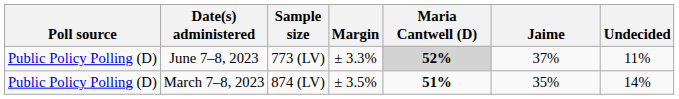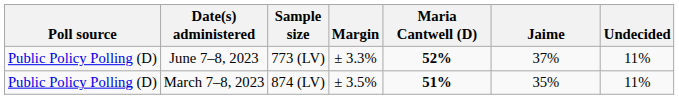(437, 58) lightgrey background -> (437, 58) no background
(637, 82) 14% -> (637, 82) 11%
